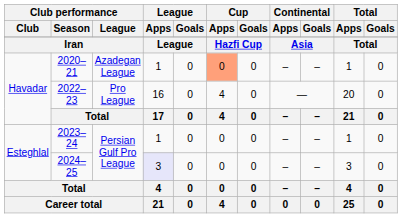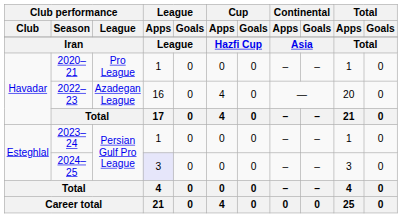(118, 67) Azadegan League -> (118, 67) Pro League
(222, 67) lightsalmon background -> (222, 67) no background
(118, 94) Pro League -> (118, 94) Azadegan League
